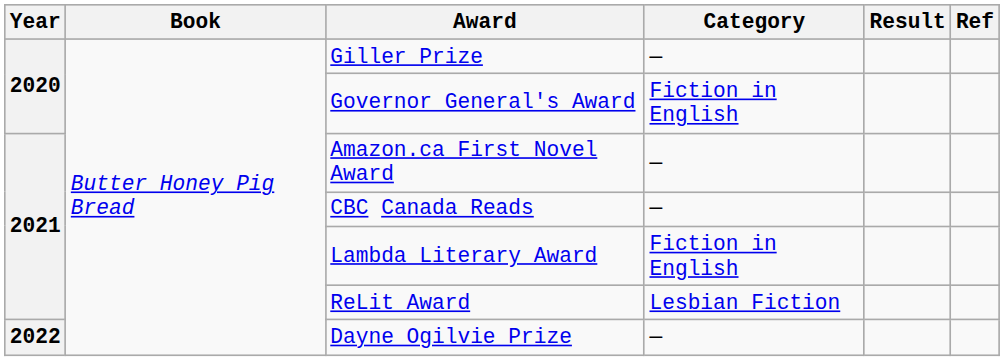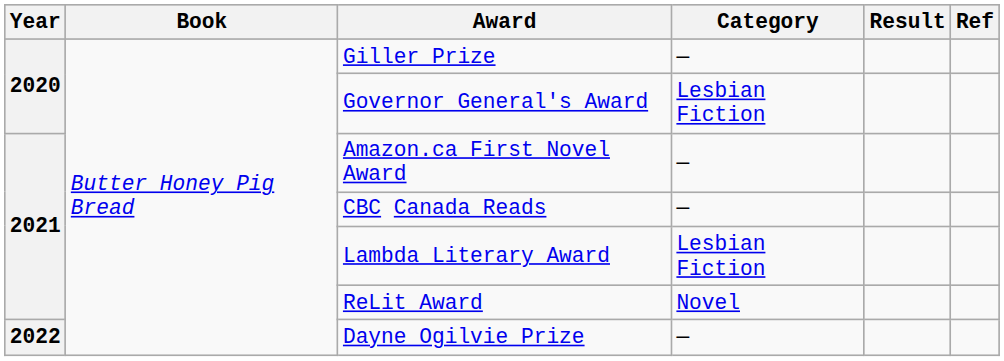(713, 103) Fiction in English -> (721, 103) Lesbian Fiction
(713, 256) Fiction in English -> (721, 256) Lesbian Fiction
(745, 303) Lesbian Fiction -> (708, 303) Novel
